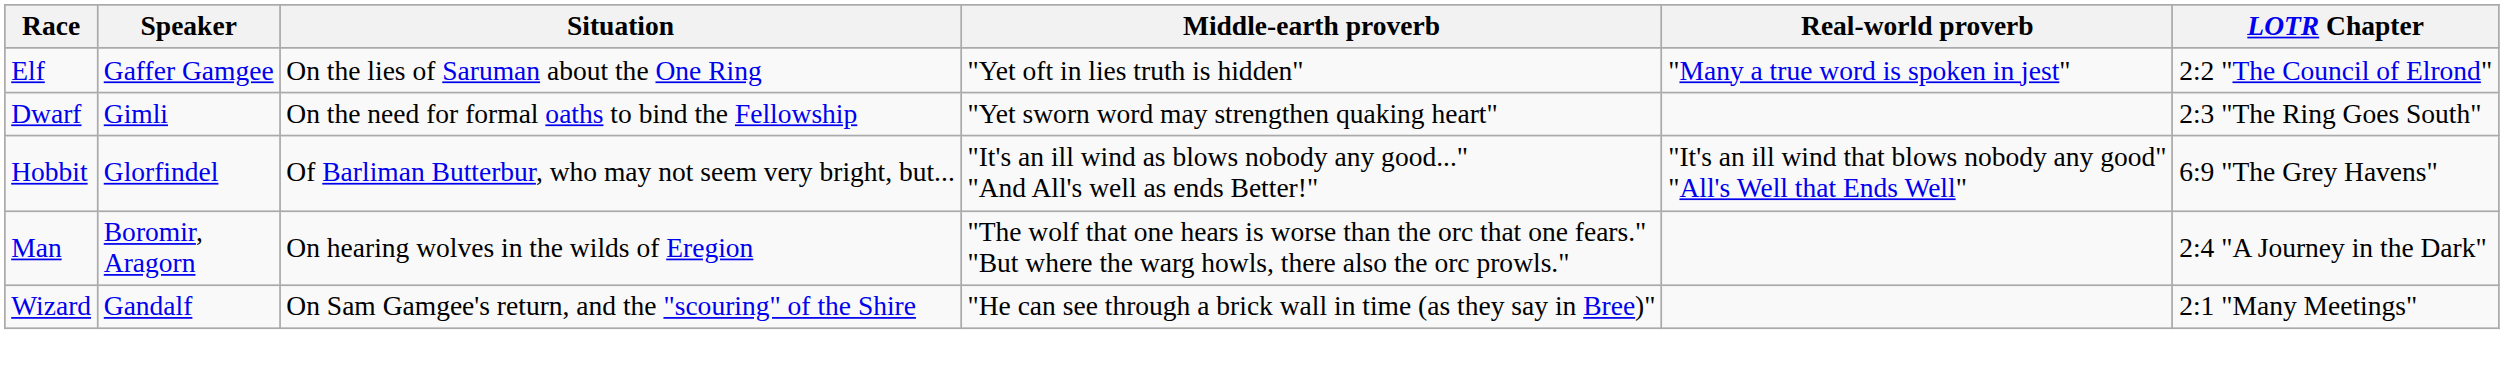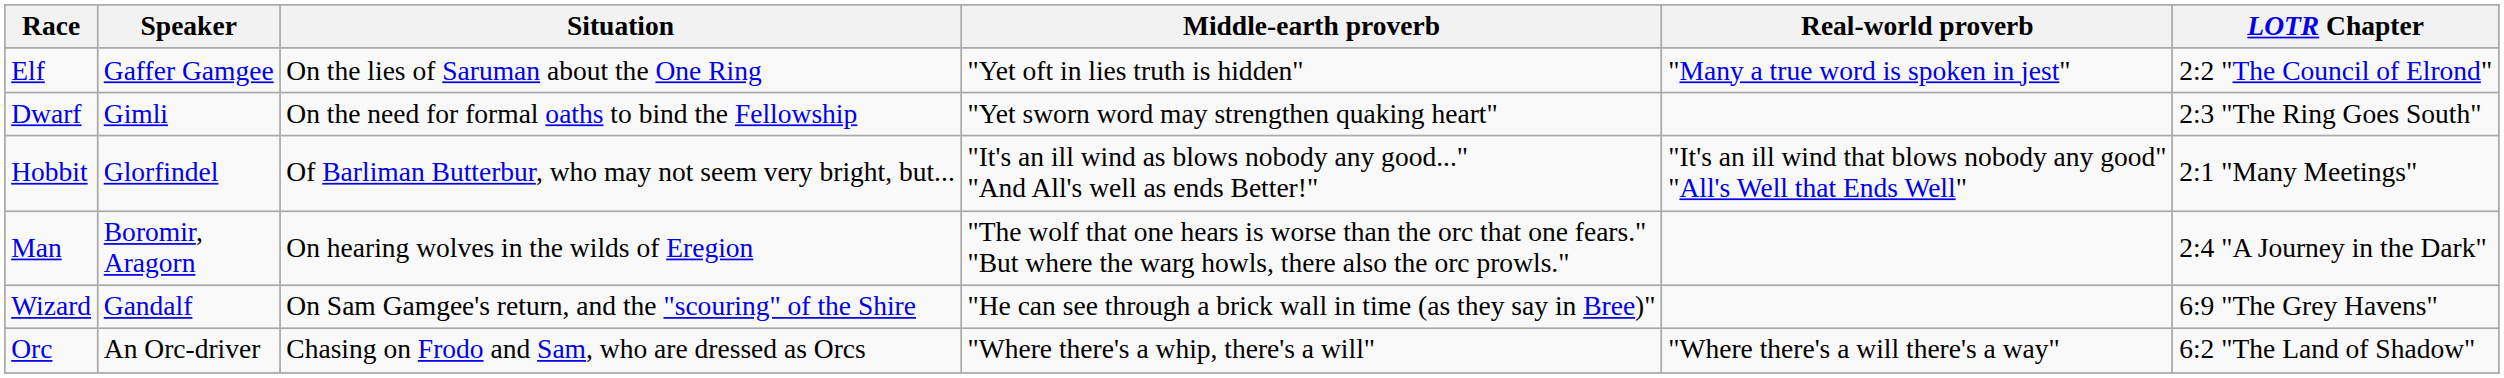(2308, 172) 6:9 "The Grey Havens" -> (2298, 172) 2:1 "Many Meetings"
(2298, 306) 2:1 "Many Meetings" -> (2308, 306) 6:9 "The Grey Havens"
+ row: (32, 350)
